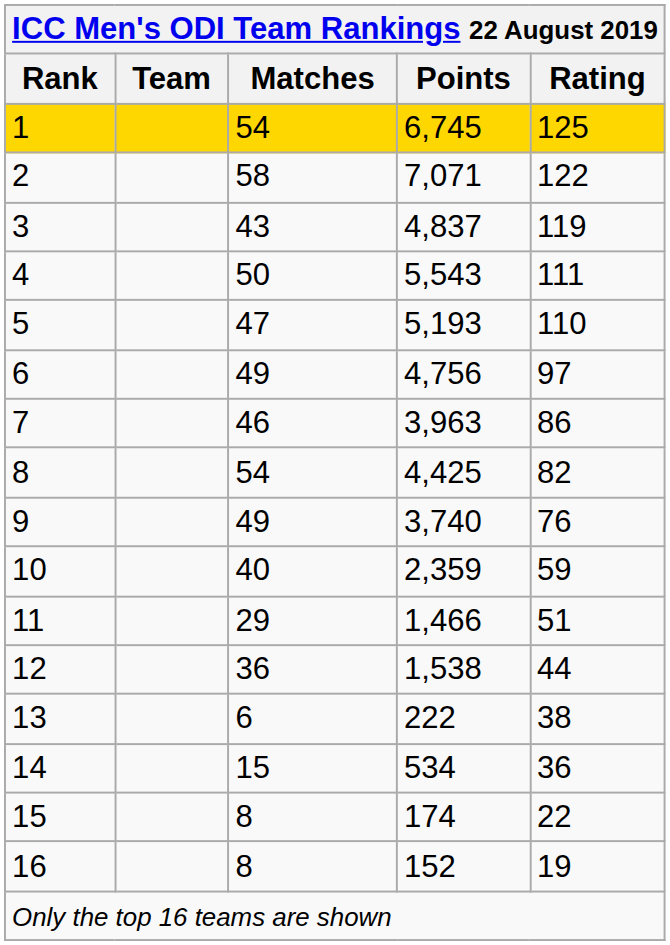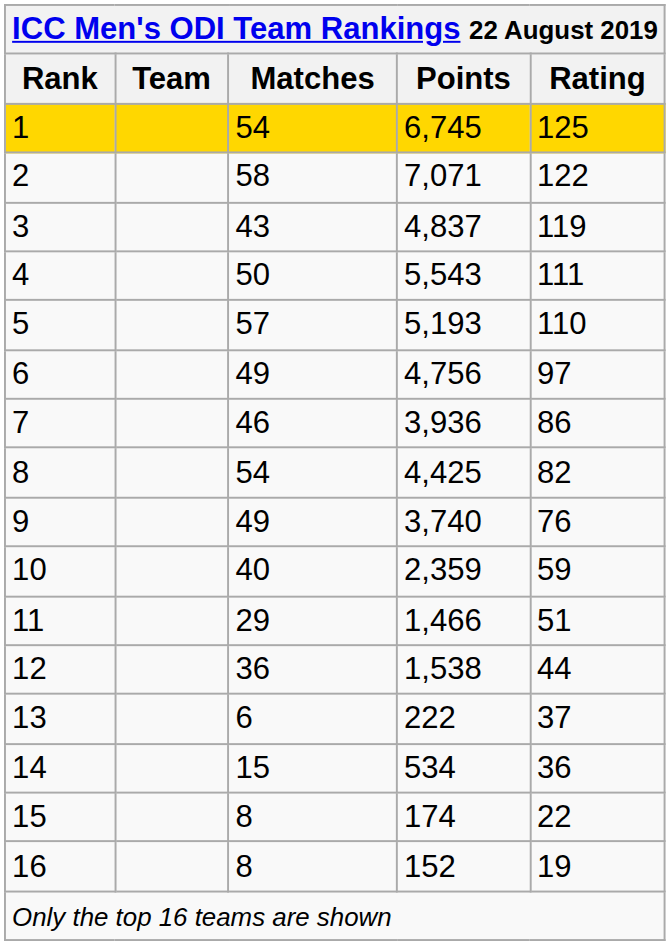(253, 324) 47 -> (253, 324) 57
(443, 422) 3,963 -> (443, 422) 3,936
(554, 718) 38 -> (554, 718) 37
